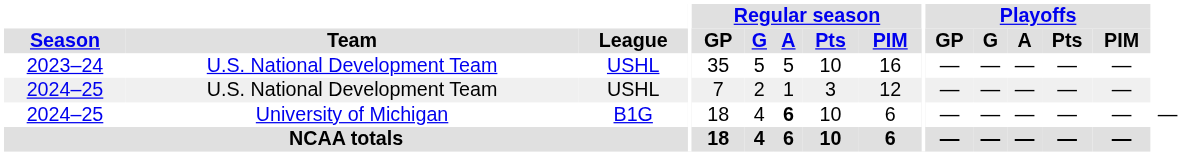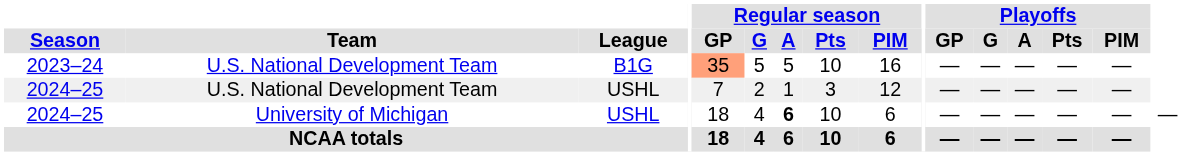(633, 65) USHL -> (633, 65) B1G
(718, 65) no background -> (718, 65) lightsalmon background
(633, 114) B1G -> (633, 114) USHL
